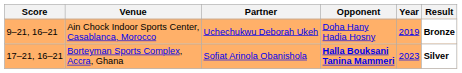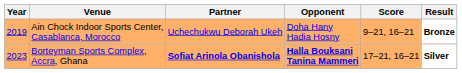columns swapped: (409, 12) <-> (35, 12)
(255, 56) normal -> (224, 56) bold
